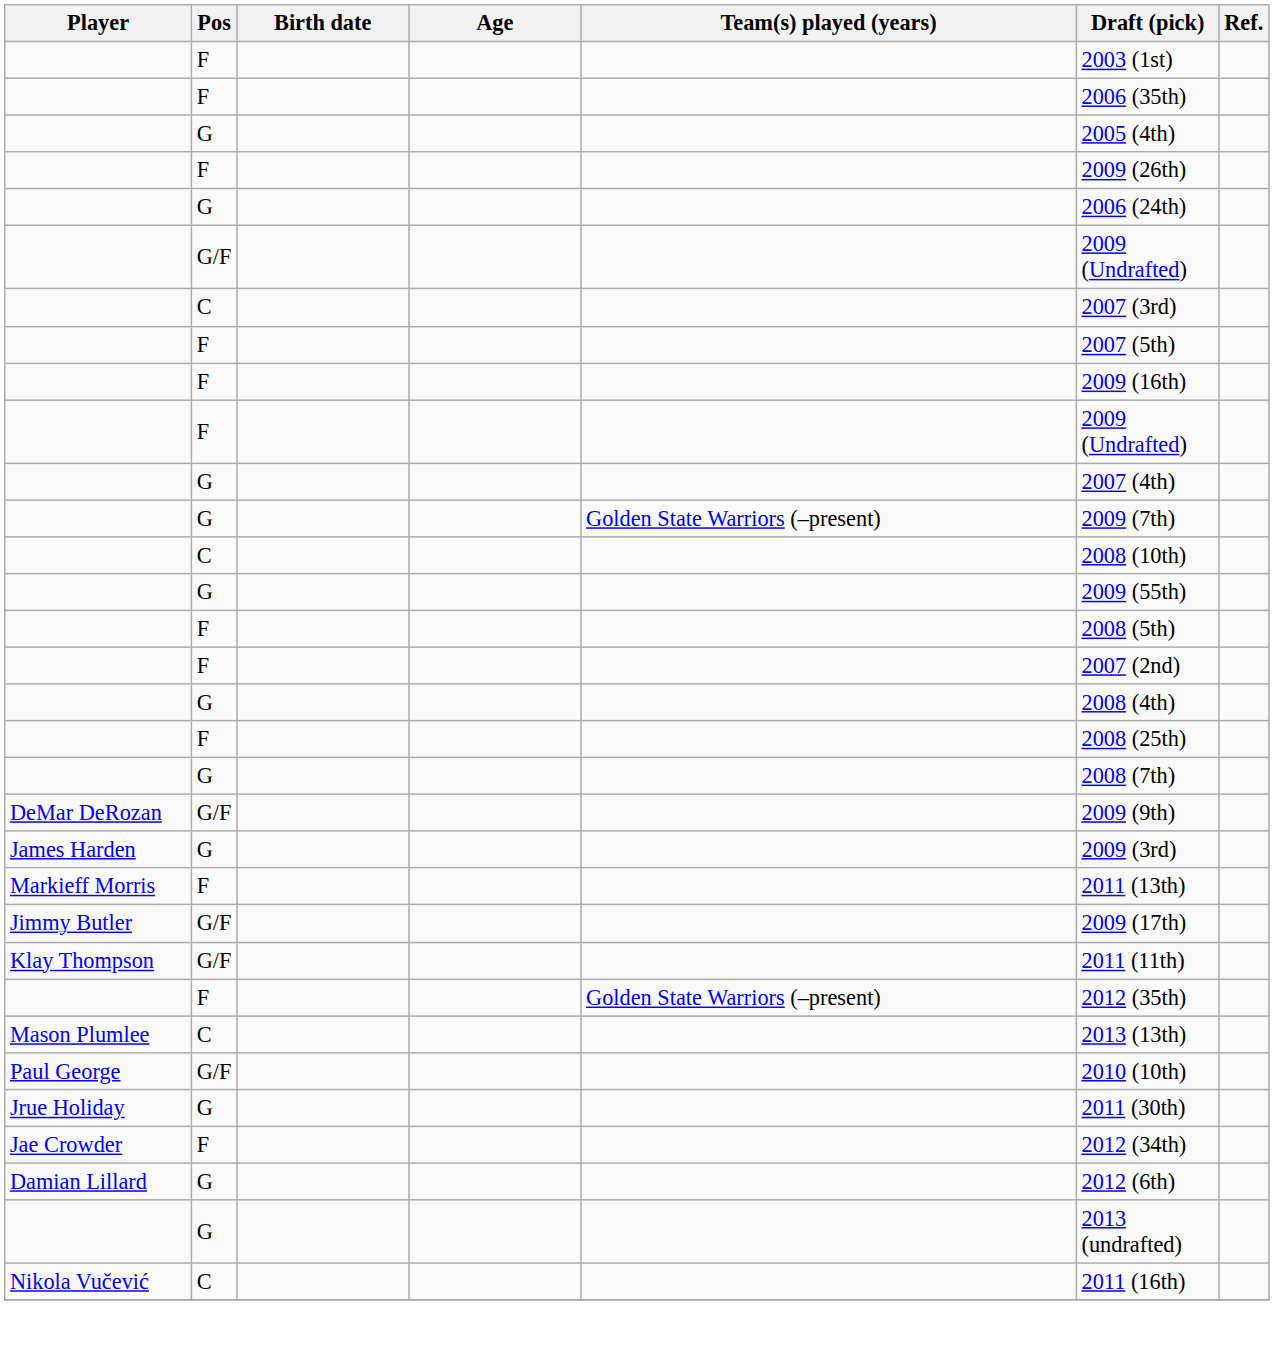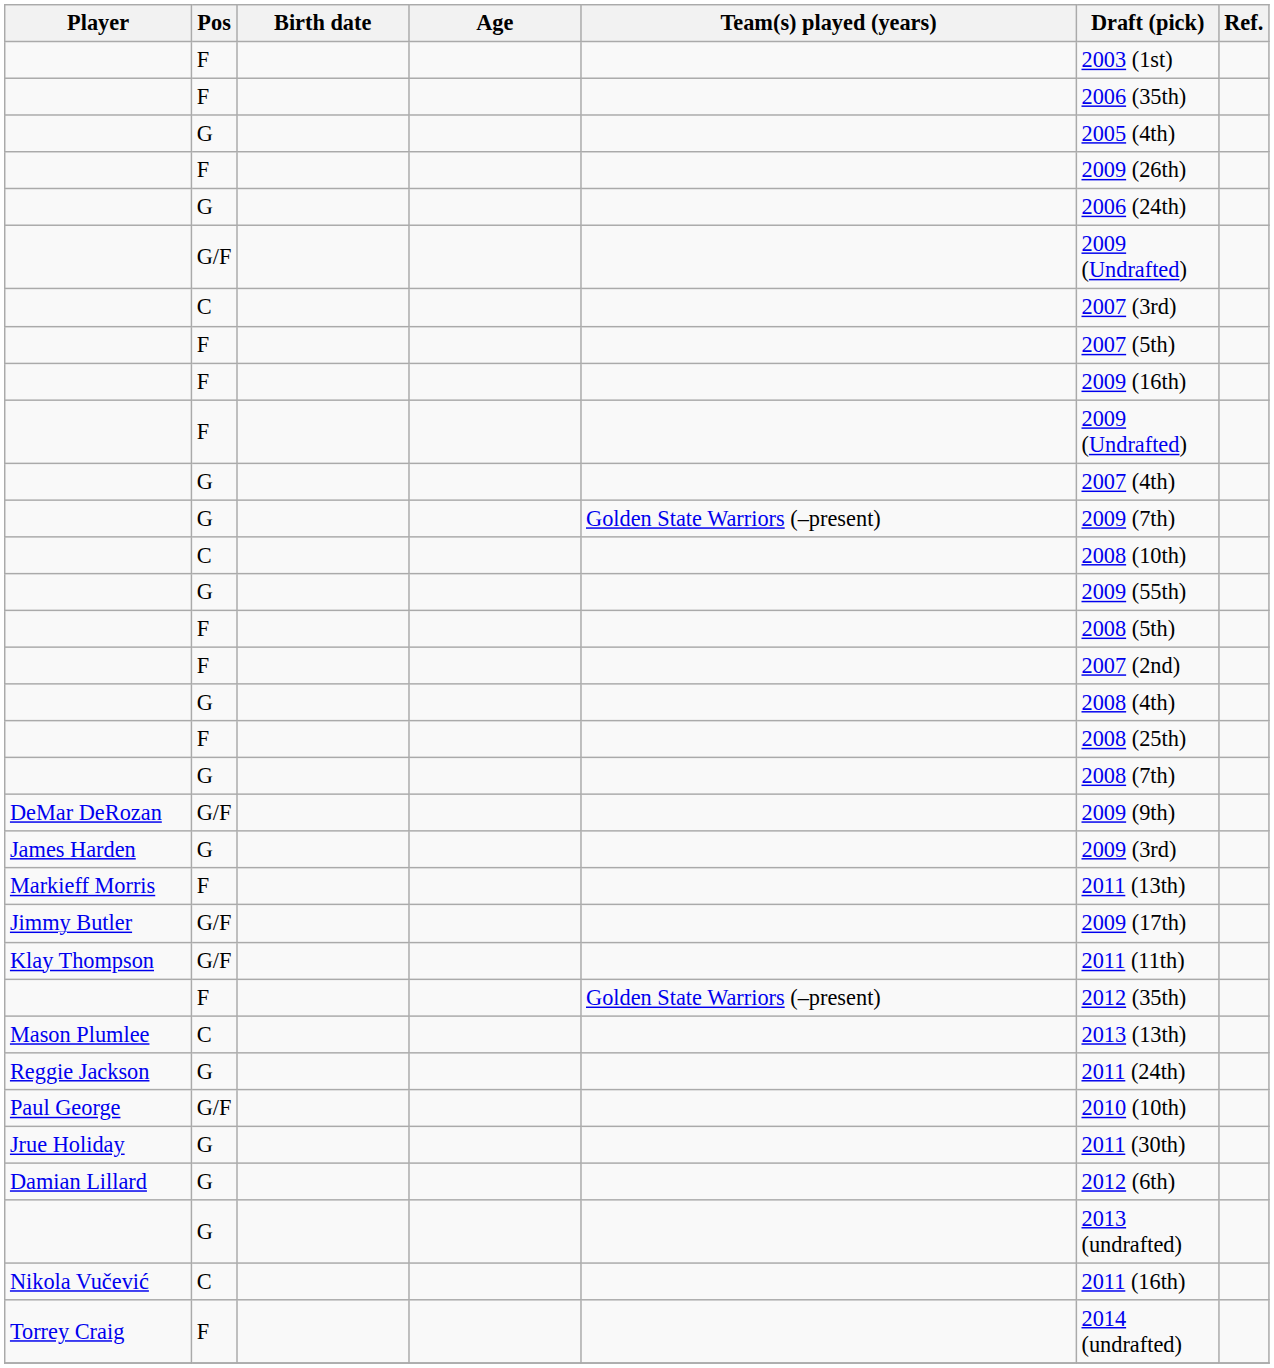+ row: (80, 1070)
- row: (66, 1144)
+ row: (67, 1331)
